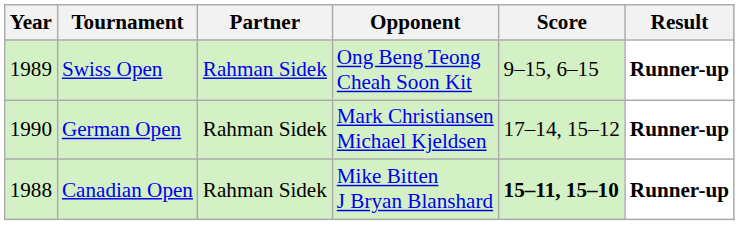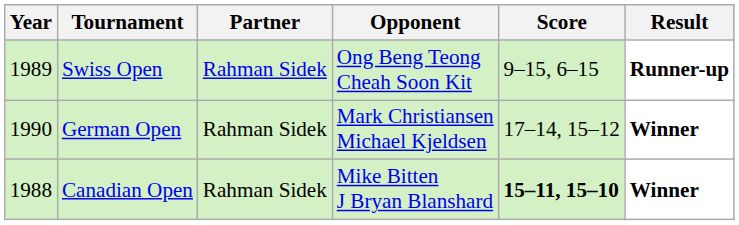(679, 129) Runner-up -> (664, 129) Winner
(679, 189) Runner-up -> (664, 189) Winner
